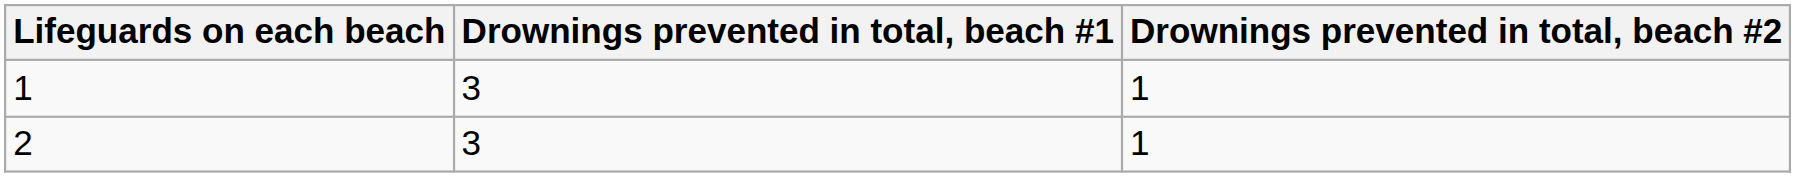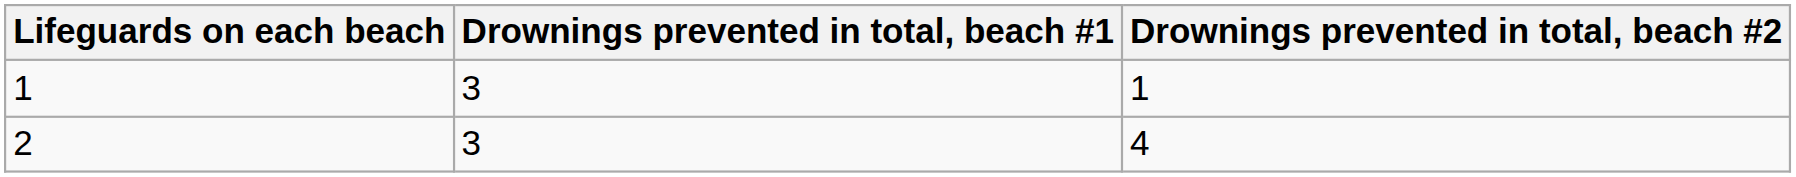(1140, 143) 1 -> (1140, 143) 4
